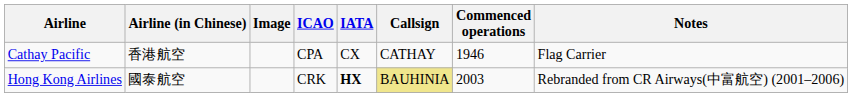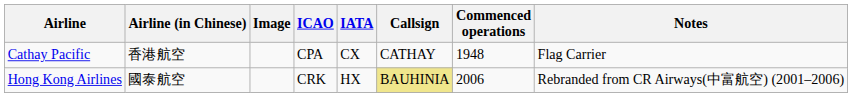(470, 55) 1946 -> (470, 55) 1948
(351, 80) bold -> (350, 80) normal
(470, 80) 2003 -> (470, 80) 2006
